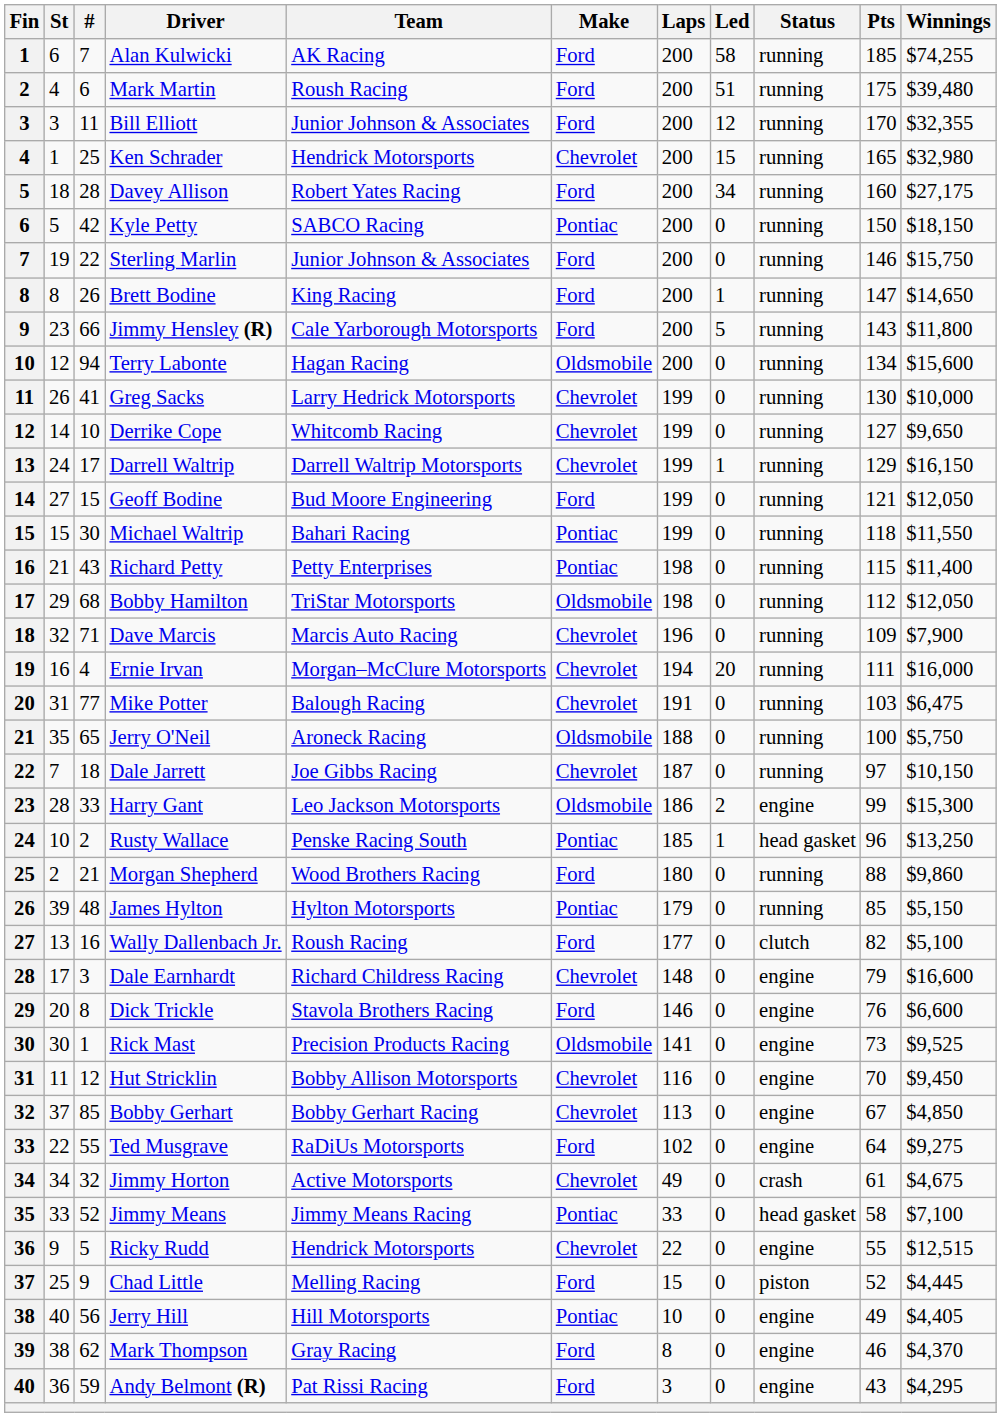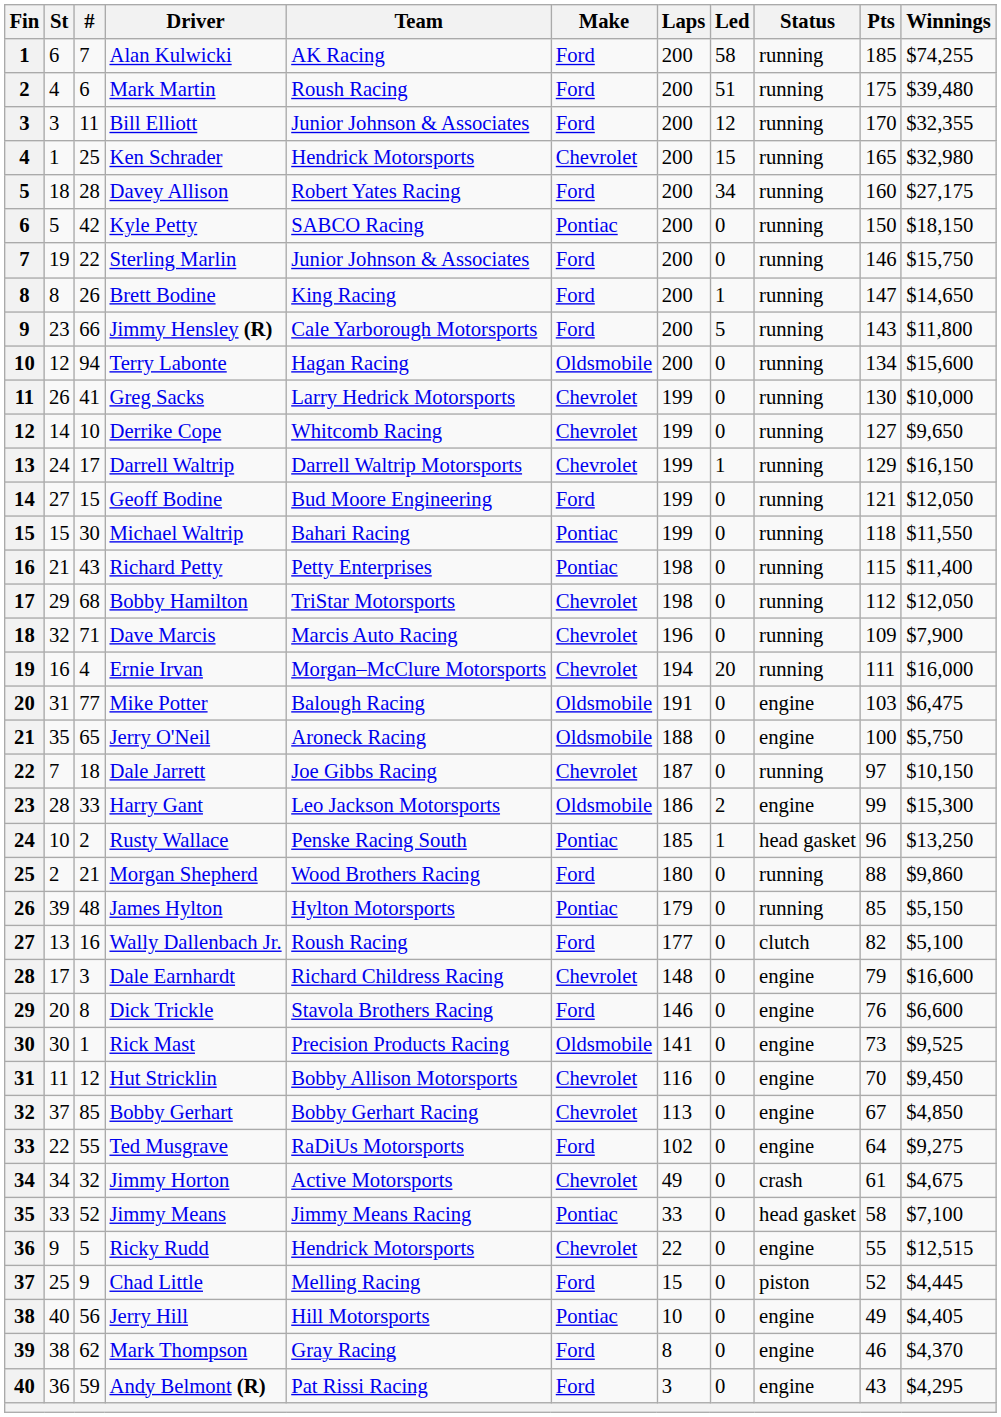(604, 601) Oldsmobile -> (596, 601) Chevrolet
(596, 703) Chevrolet -> (604, 703) Oldsmobile
(791, 703) running -> (787, 703) engine
(791, 737) running -> (787, 737) engine
